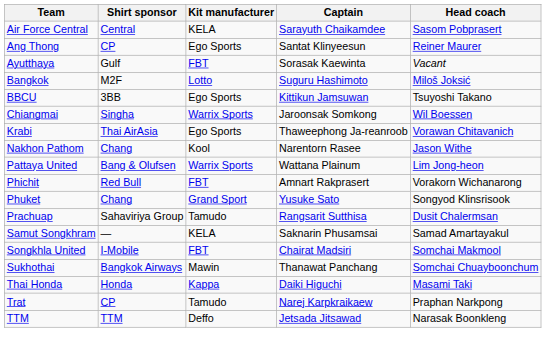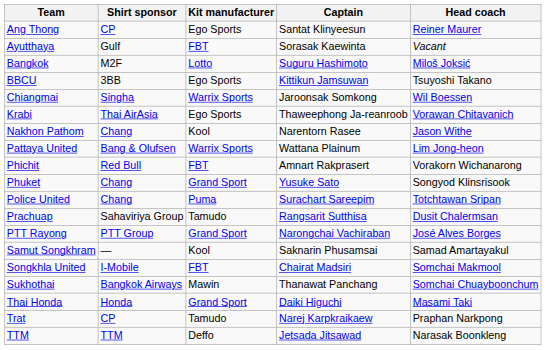- row: (47, 30)
+ row: (38, 200)
+ row: (37, 234)
(202, 234) KELA -> (199, 251) Kool
(204, 285) Kappa -> (217, 302) Grand Sport
